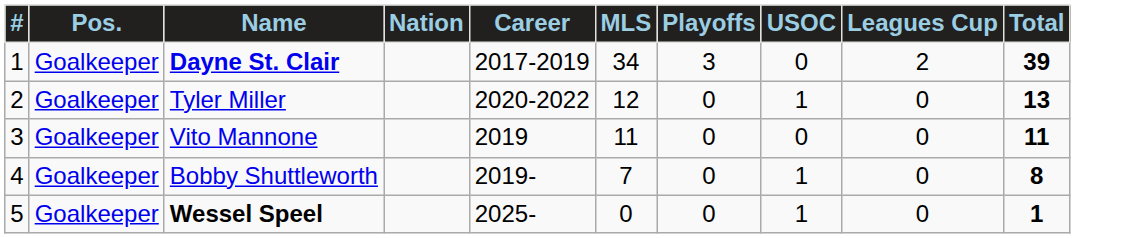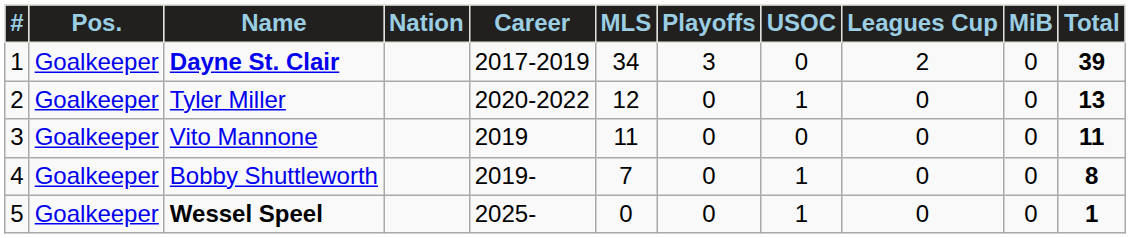+ column: (1031, 23)
